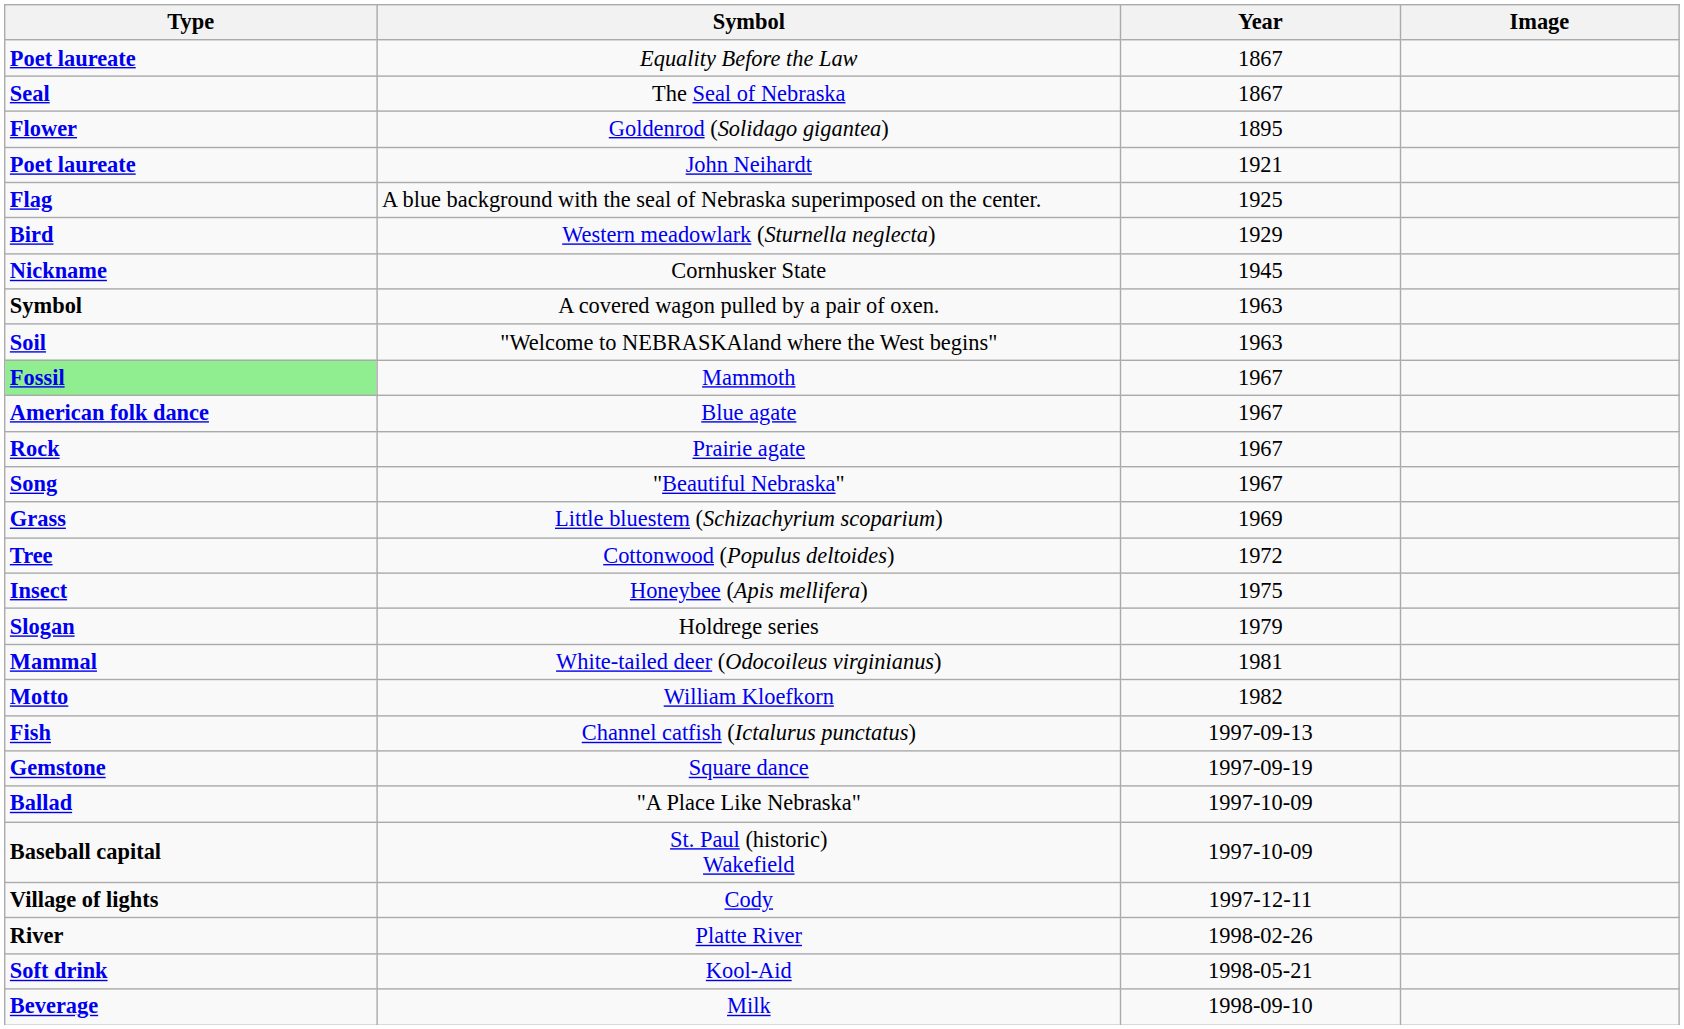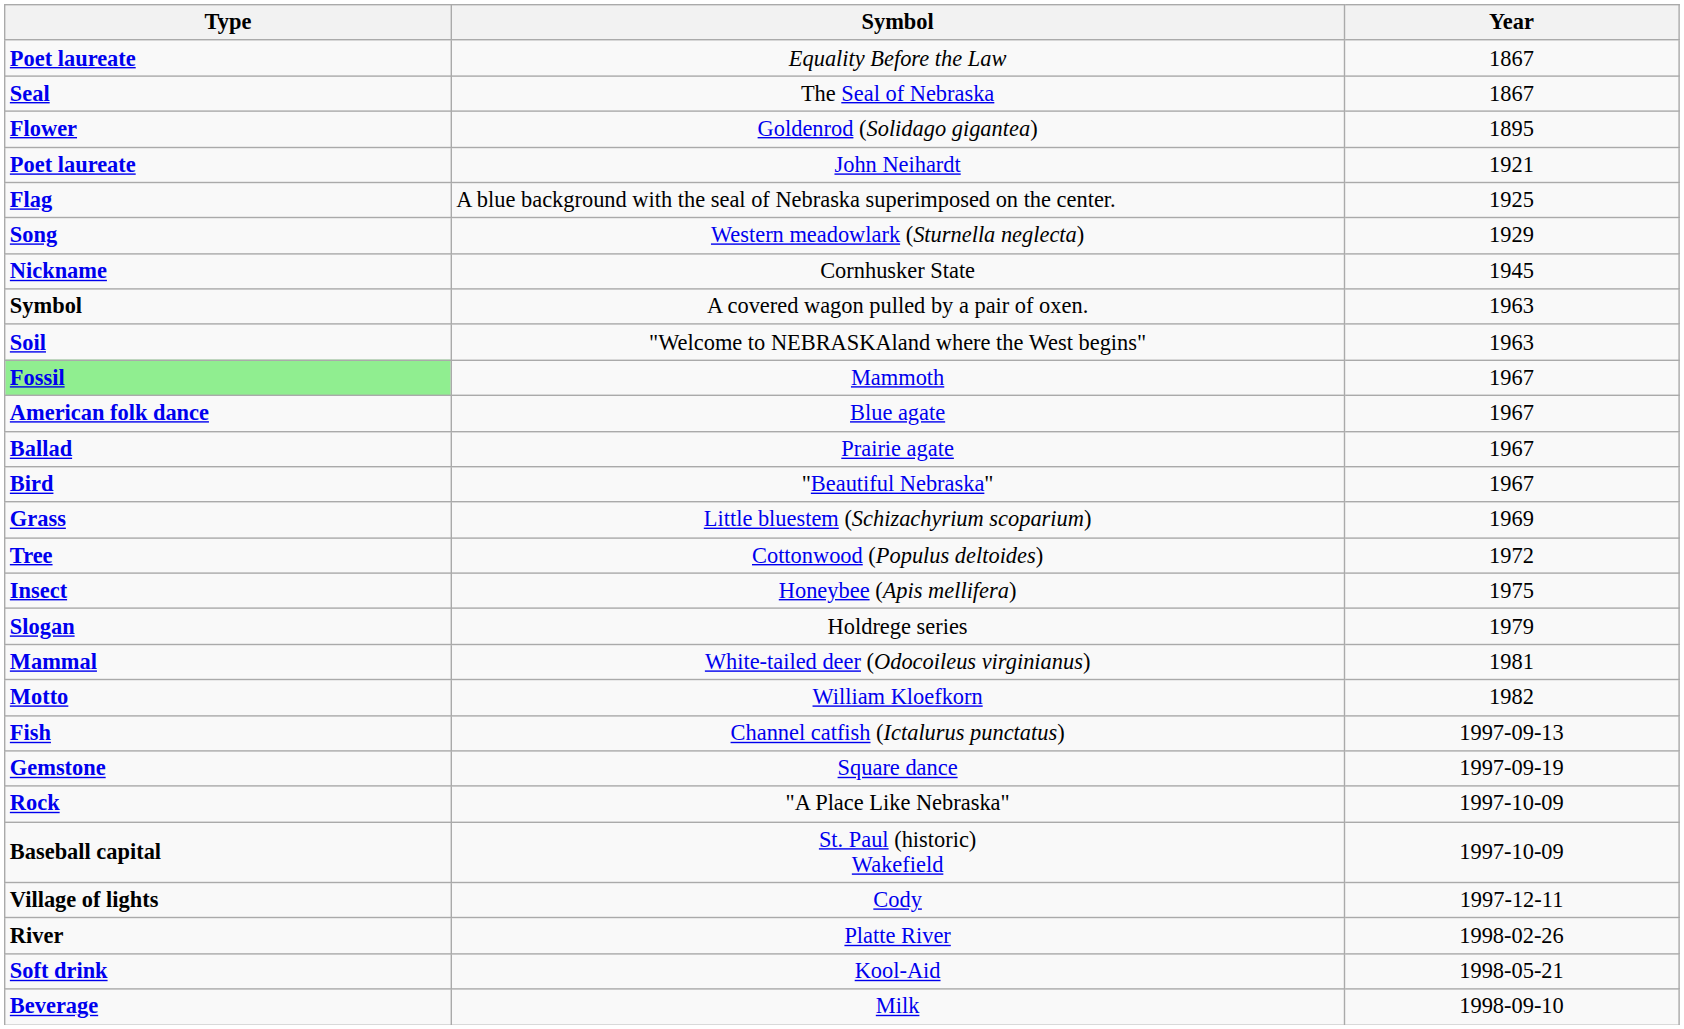- column: (1539, 22)
(32, 235) Bird -> (34, 235) Song
(35, 448) Rock -> (41, 448) Ballad
(34, 484) Song -> (32, 484) Bird
(41, 803) Ballad -> (35, 803) Rock
